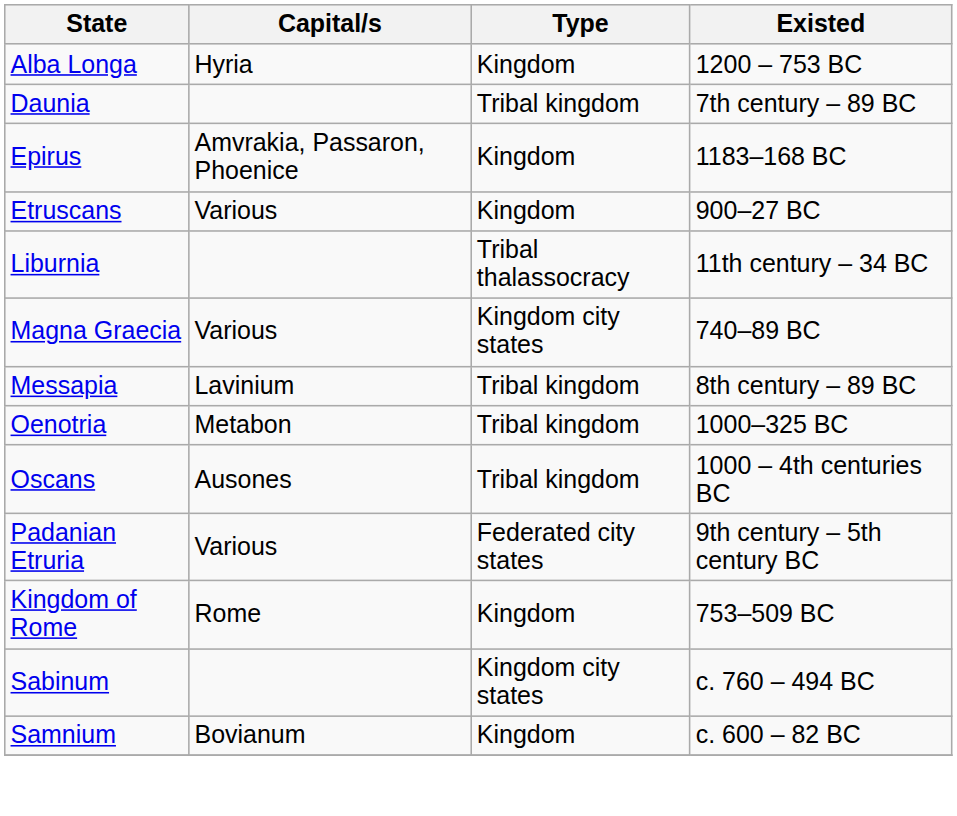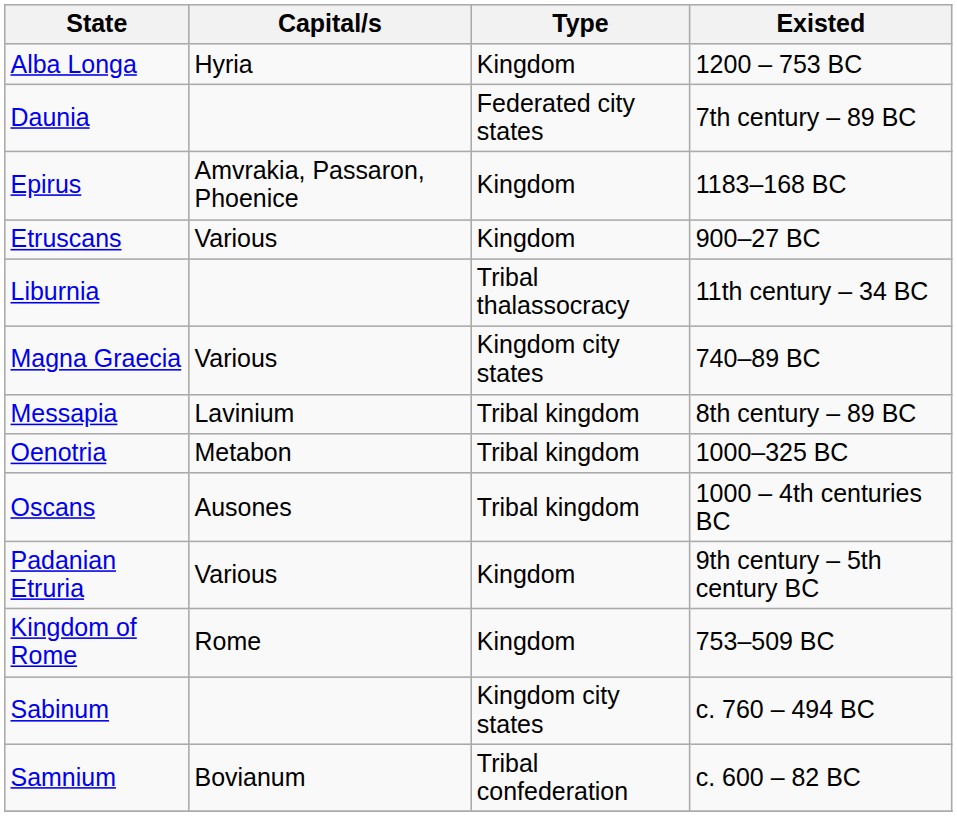(558, 103) Tribal kingdom -> (556, 117) Federated city states
(556, 546) Federated city states -> (526, 574) Kingdom
(526, 735) Kingdom -> (553, 777) Tribal confederation
